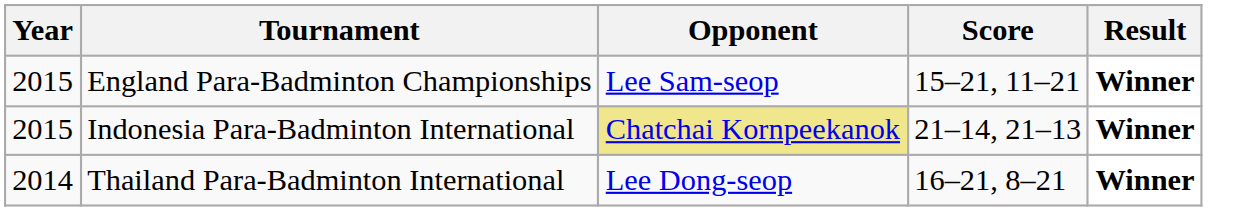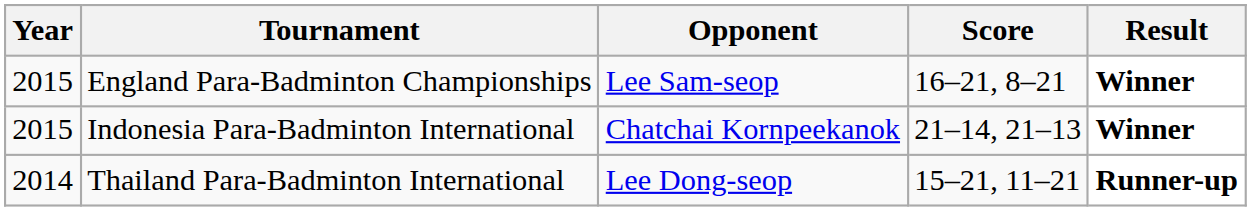(997, 80) 15–21, 11–21 -> (990, 80) 16–21, 8–21
(753, 130) khaki background -> (753, 130) no background
(990, 180) 16–21, 8–21 -> (997, 180) 15–21, 11–21
(1145, 180) Winner -> (1167, 180) Runner-up
